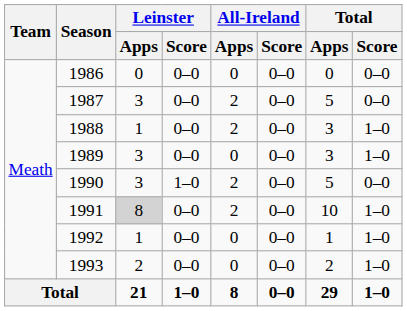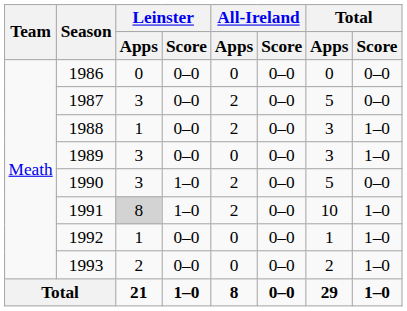(186, 210) 0–0 -> (186, 210) 1–0
